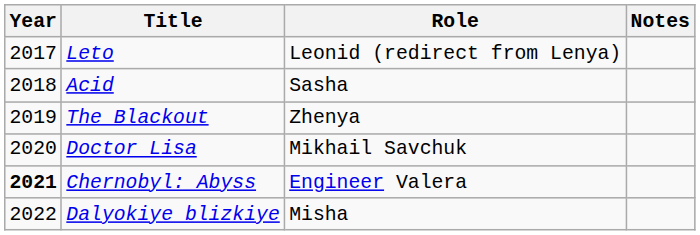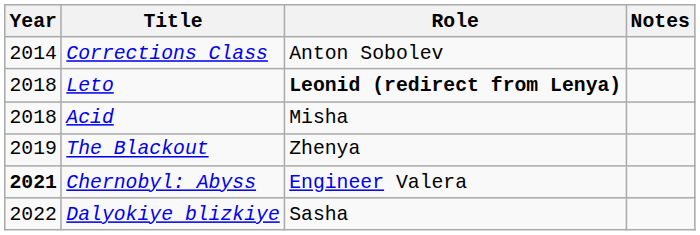+ row: (167, 53)
(33, 53) 2017 -> (33, 85) 2018
(455, 53) normal -> (455, 85) bold
(319, 85) Sasha -> (319, 117) Misha
- row: (132, 150)
(319, 214) Misha -> (319, 214) Sasha
